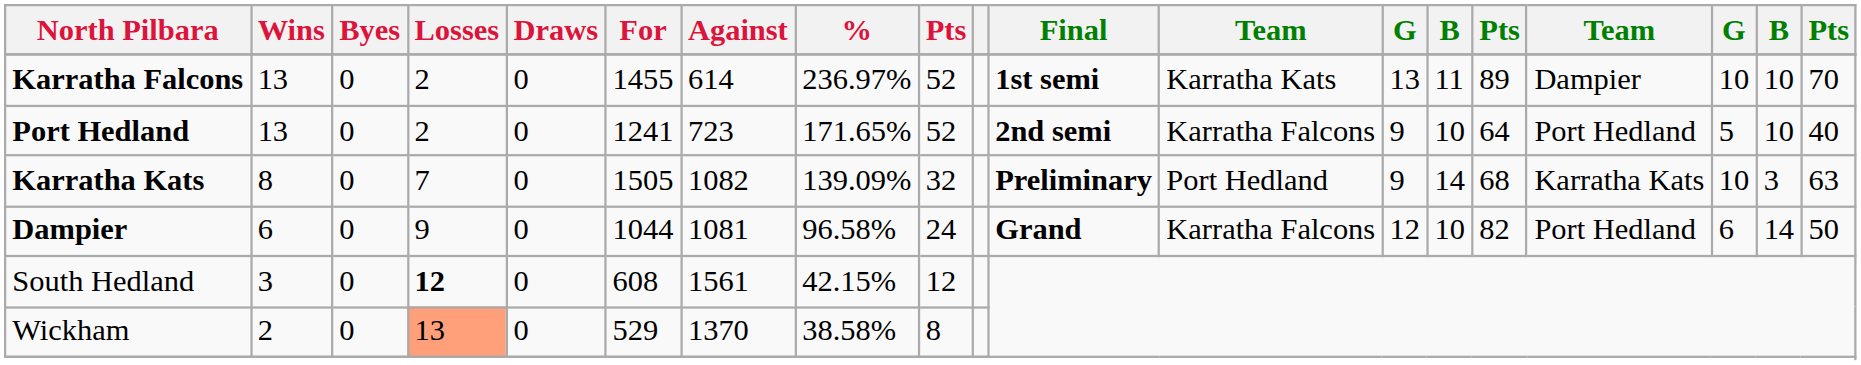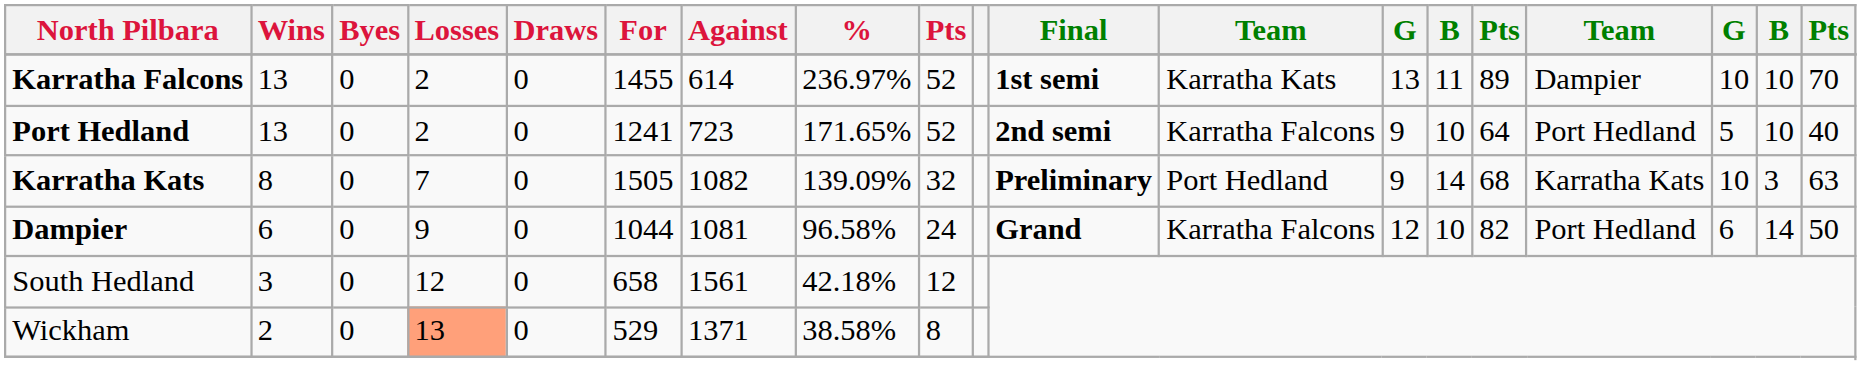(430, 280) bold -> (430, 280) normal
(635, 280) 608 -> (635, 280) 658
(849, 280) 42.15% -> (849, 280) 42.18%
(718, 330) 1370 -> (718, 330) 1371
